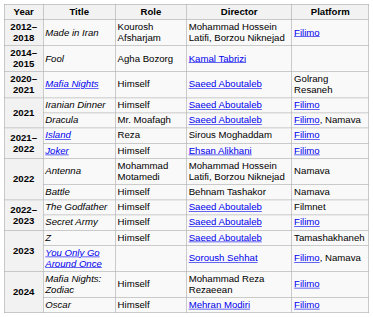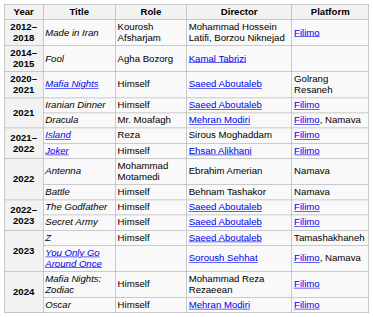(225, 120) Saeed Aboutaleb -> (219, 120) Mehran Modiri
(237, 171) Mohammad Hossein Latifi, Borzou Niknejad -> (226, 171) Ebrahim Amerian
(310, 207) Filmnet -> (307, 207) Filimo
